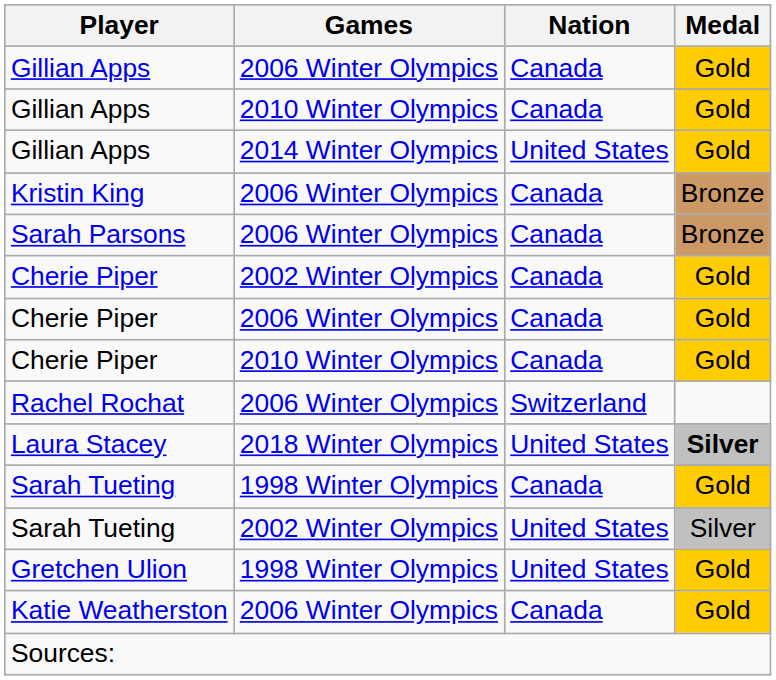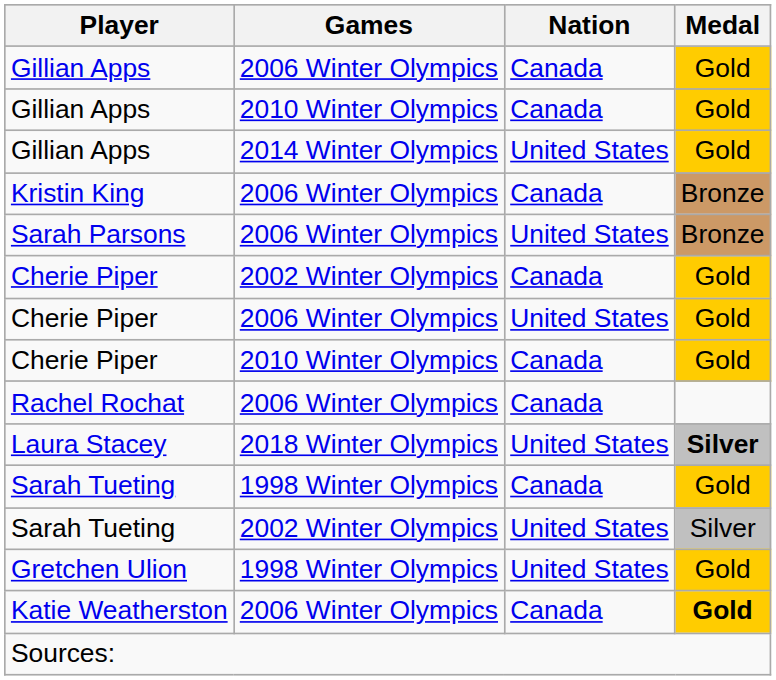(556, 234) Canada -> (589, 234) United States
(556, 318) Canada -> (589, 318) United States
(578, 402) Switzerland -> (556, 402) Canada
(723, 611) normal -> (723, 611) bold
